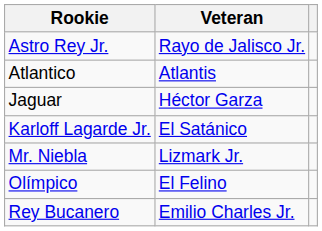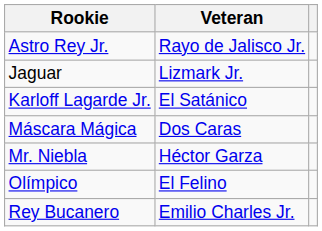- row: (42, 73)
(211, 101) Héctor Garza -> (201, 73) Lizmark Jr.
+ row: (73, 128)
(201, 156) Lizmark Jr. -> (211, 156) Héctor Garza
